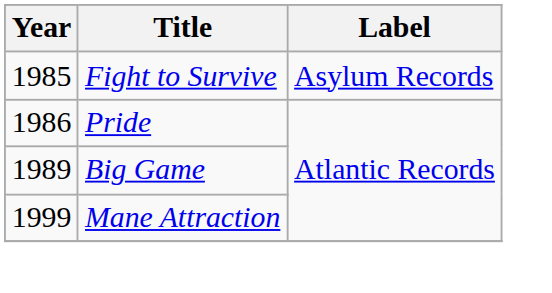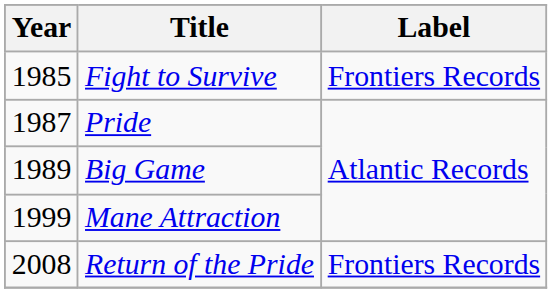(394, 75) Asylum Records -> (434, 75) Frontiers Records
(42, 122) 1986 -> (42, 122) 1987
+ row: (200, 264)
